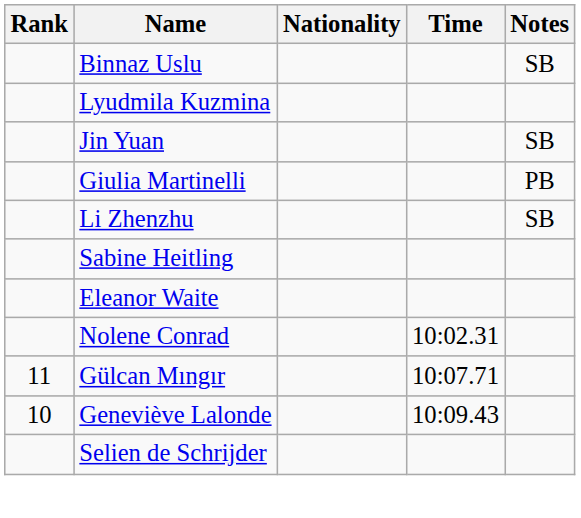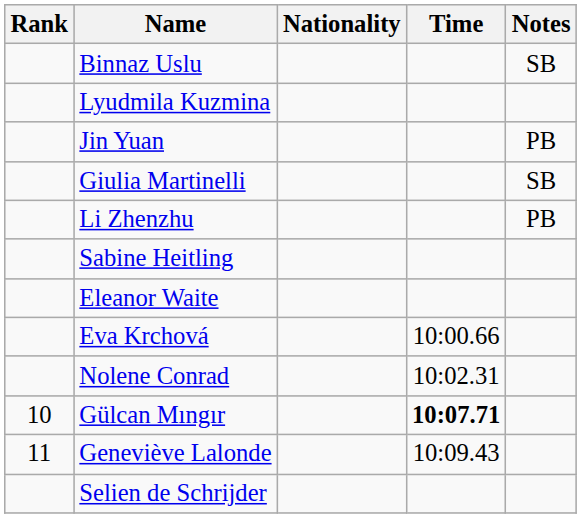(540, 141) SB -> (541, 141) PB
(540, 180) PB -> (541, 180) SB
(540, 219) SB -> (541, 219) PB
+ row: (144, 336)
(39, 375) 11 -> (39, 414) 10
(455, 375) normal -> (456, 414) bold
(39, 414) 10 -> (39, 453) 11
